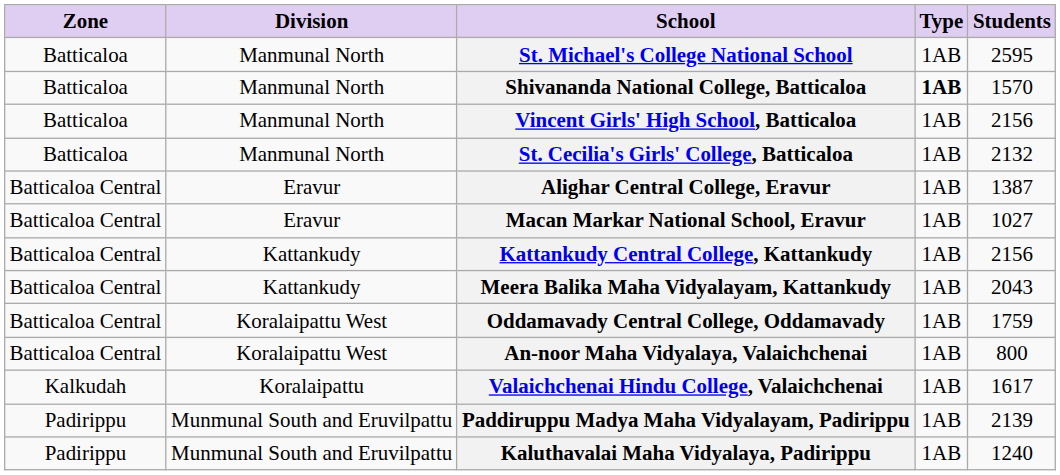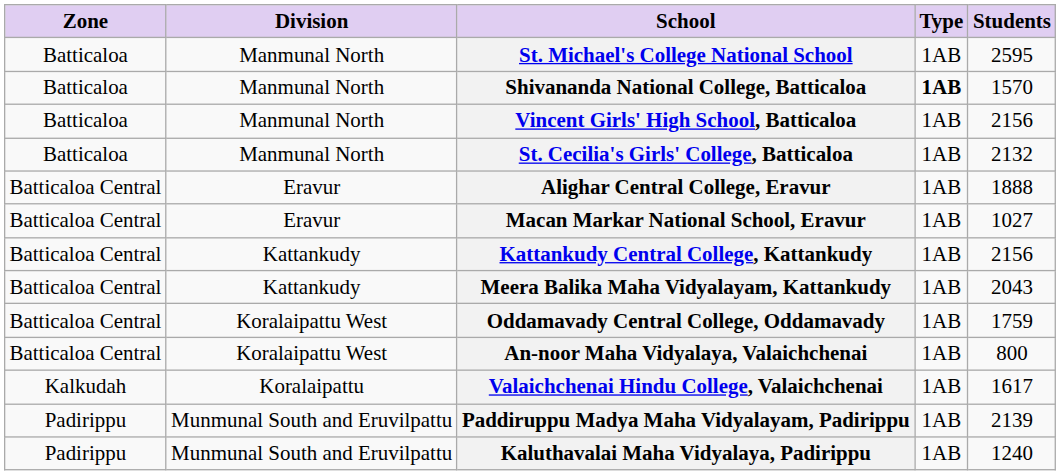(1012, 187) 1387 -> (1012, 187) 1888
